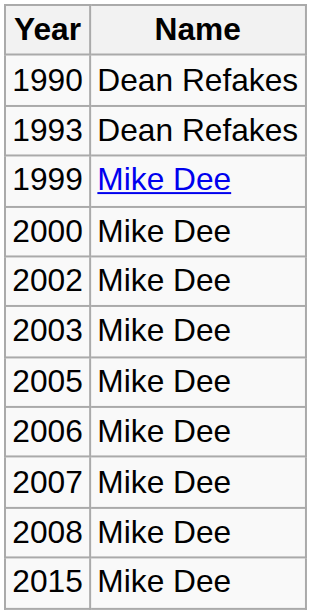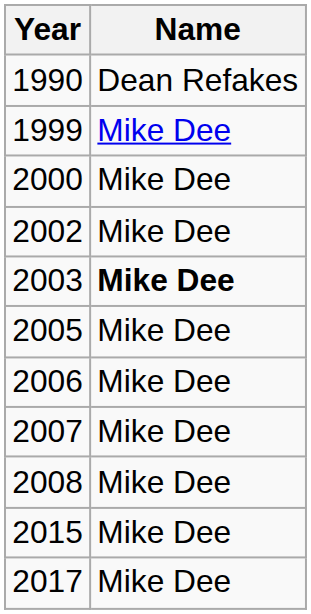- row: (48, 130)
(164, 331) normal -> (166, 280) bold
+ row: (48, 582)
